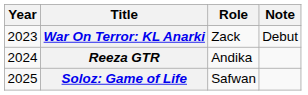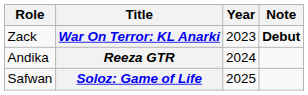columns swapped: (22, 15) <-> (234, 15)
(280, 36) normal -> (281, 36) bold
